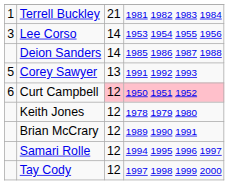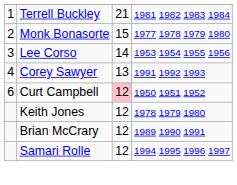+ row: (65, 33)
- row: (61, 53)
(11, 72) 5 -> (11, 72) 4
(161, 92) pink background -> (170, 92) no background
- row: (45, 170)
